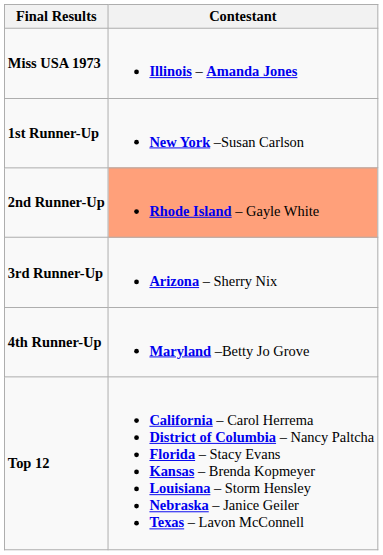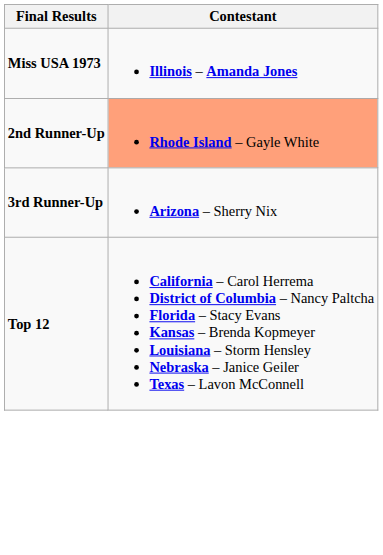- row: (53, 133)
- row: (55, 342)
